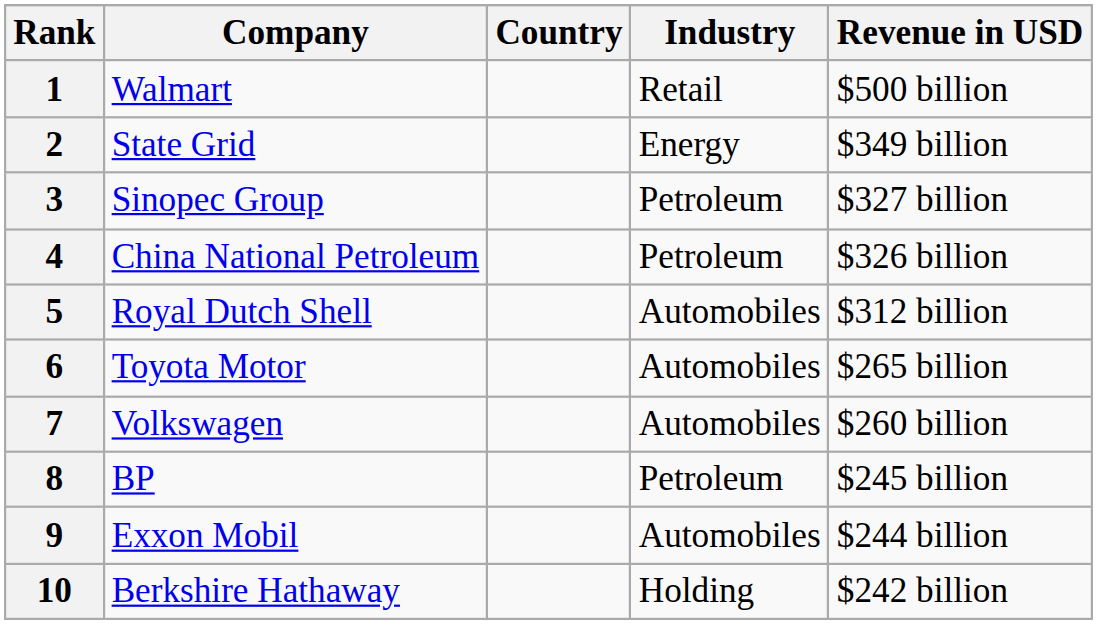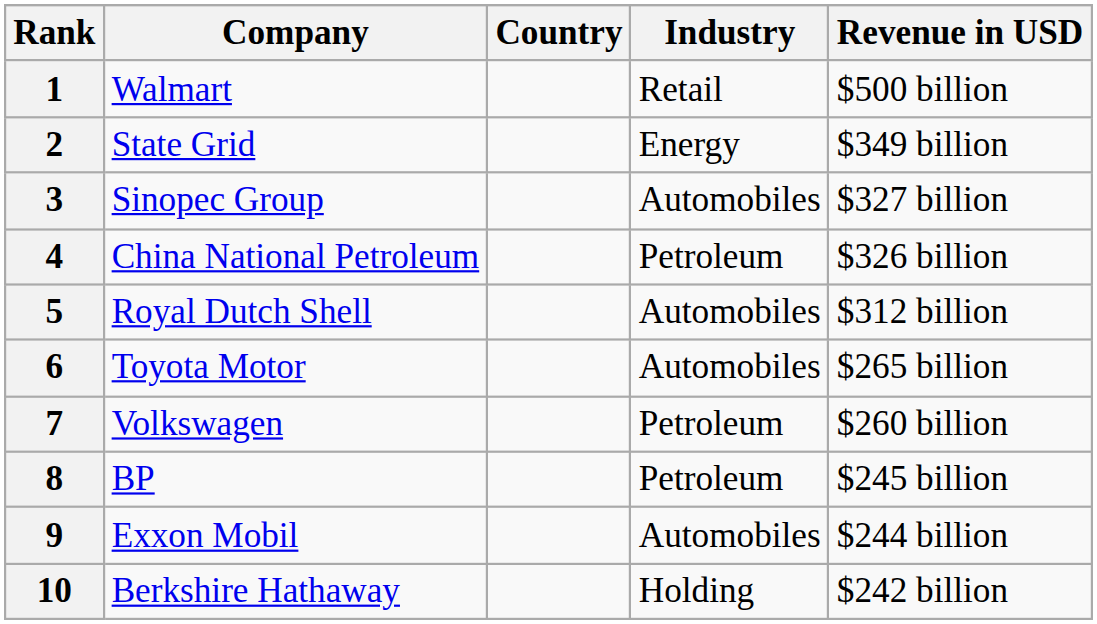(711, 199) Petroleum -> (730, 199) Automobiles
(730, 423) Automobiles -> (711, 423) Petroleum
